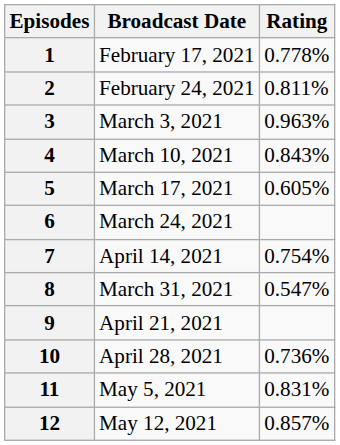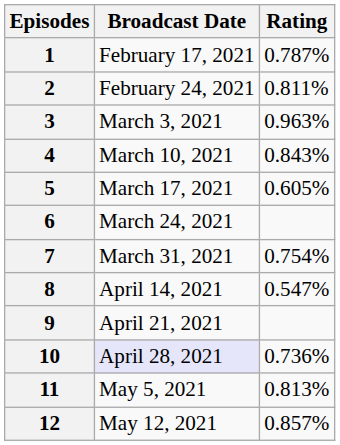(297, 54) 0.778% -> (297, 54) 0.787%
(161, 255) April 14, 2021 -> (166, 255) March 31, 2021
(166, 289) March 31, 2021 -> (161, 289) April 14, 2021
(161, 356) no background -> (161, 356) lavender background
(297, 389) 0.831% -> (297, 389) 0.813%
